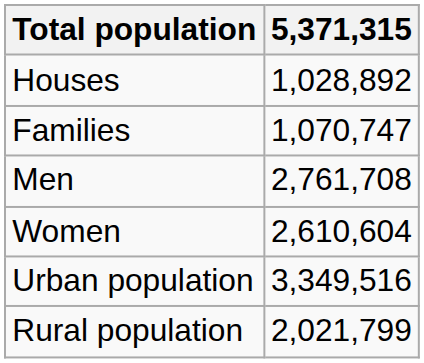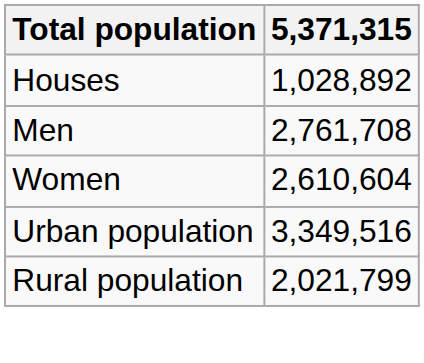- row: (71, 130)
